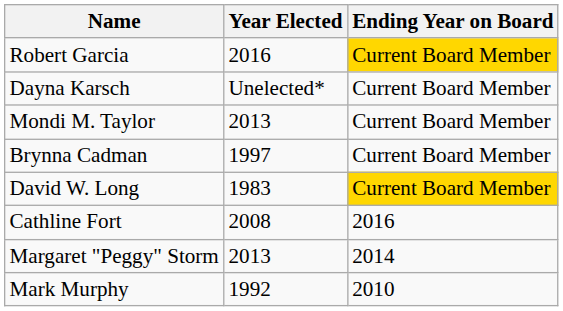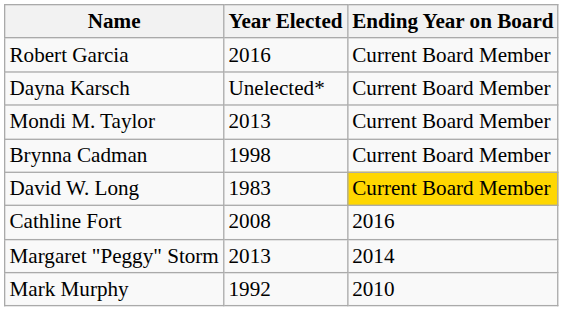(451, 54) gold background -> (451, 54) no background
(250, 155) 1997 -> (250, 155) 1998
